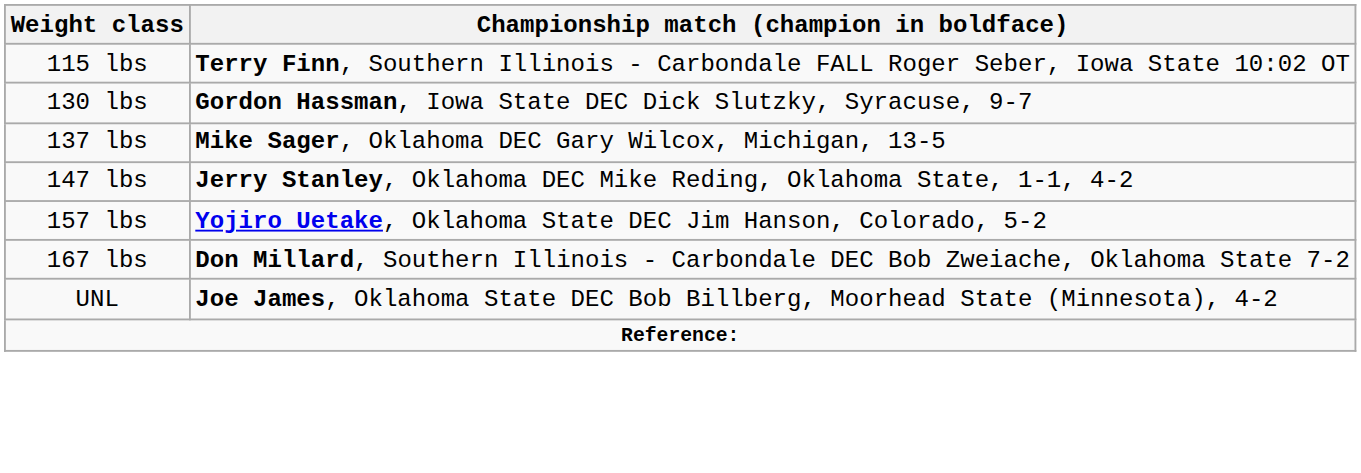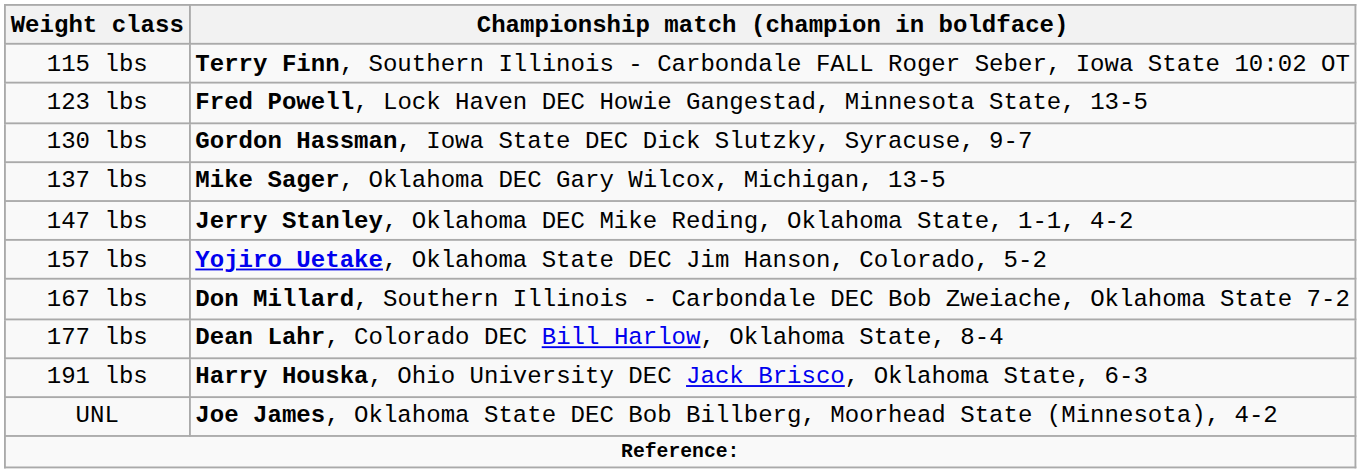+ row: (97, 103)
+ row: (97, 338)
+ row: (97, 377)
